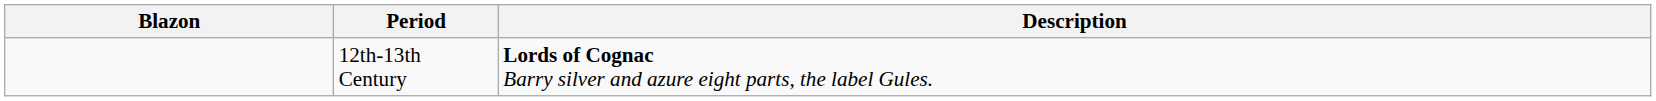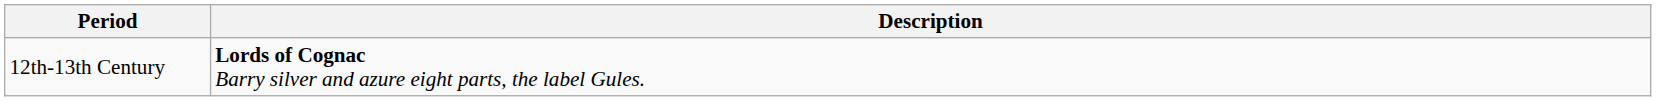- column: (169, 21)
